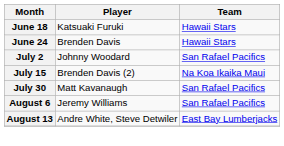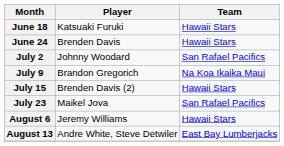+ row: (30, 73)
(223, 73) Na Koa Ikaika Maui -> (209, 88) Hawaii Stars
+ row: (30, 103)
- row: (30, 88)
(223, 103) San Rafael Pacifics -> (209, 118) Hawaii Stars
